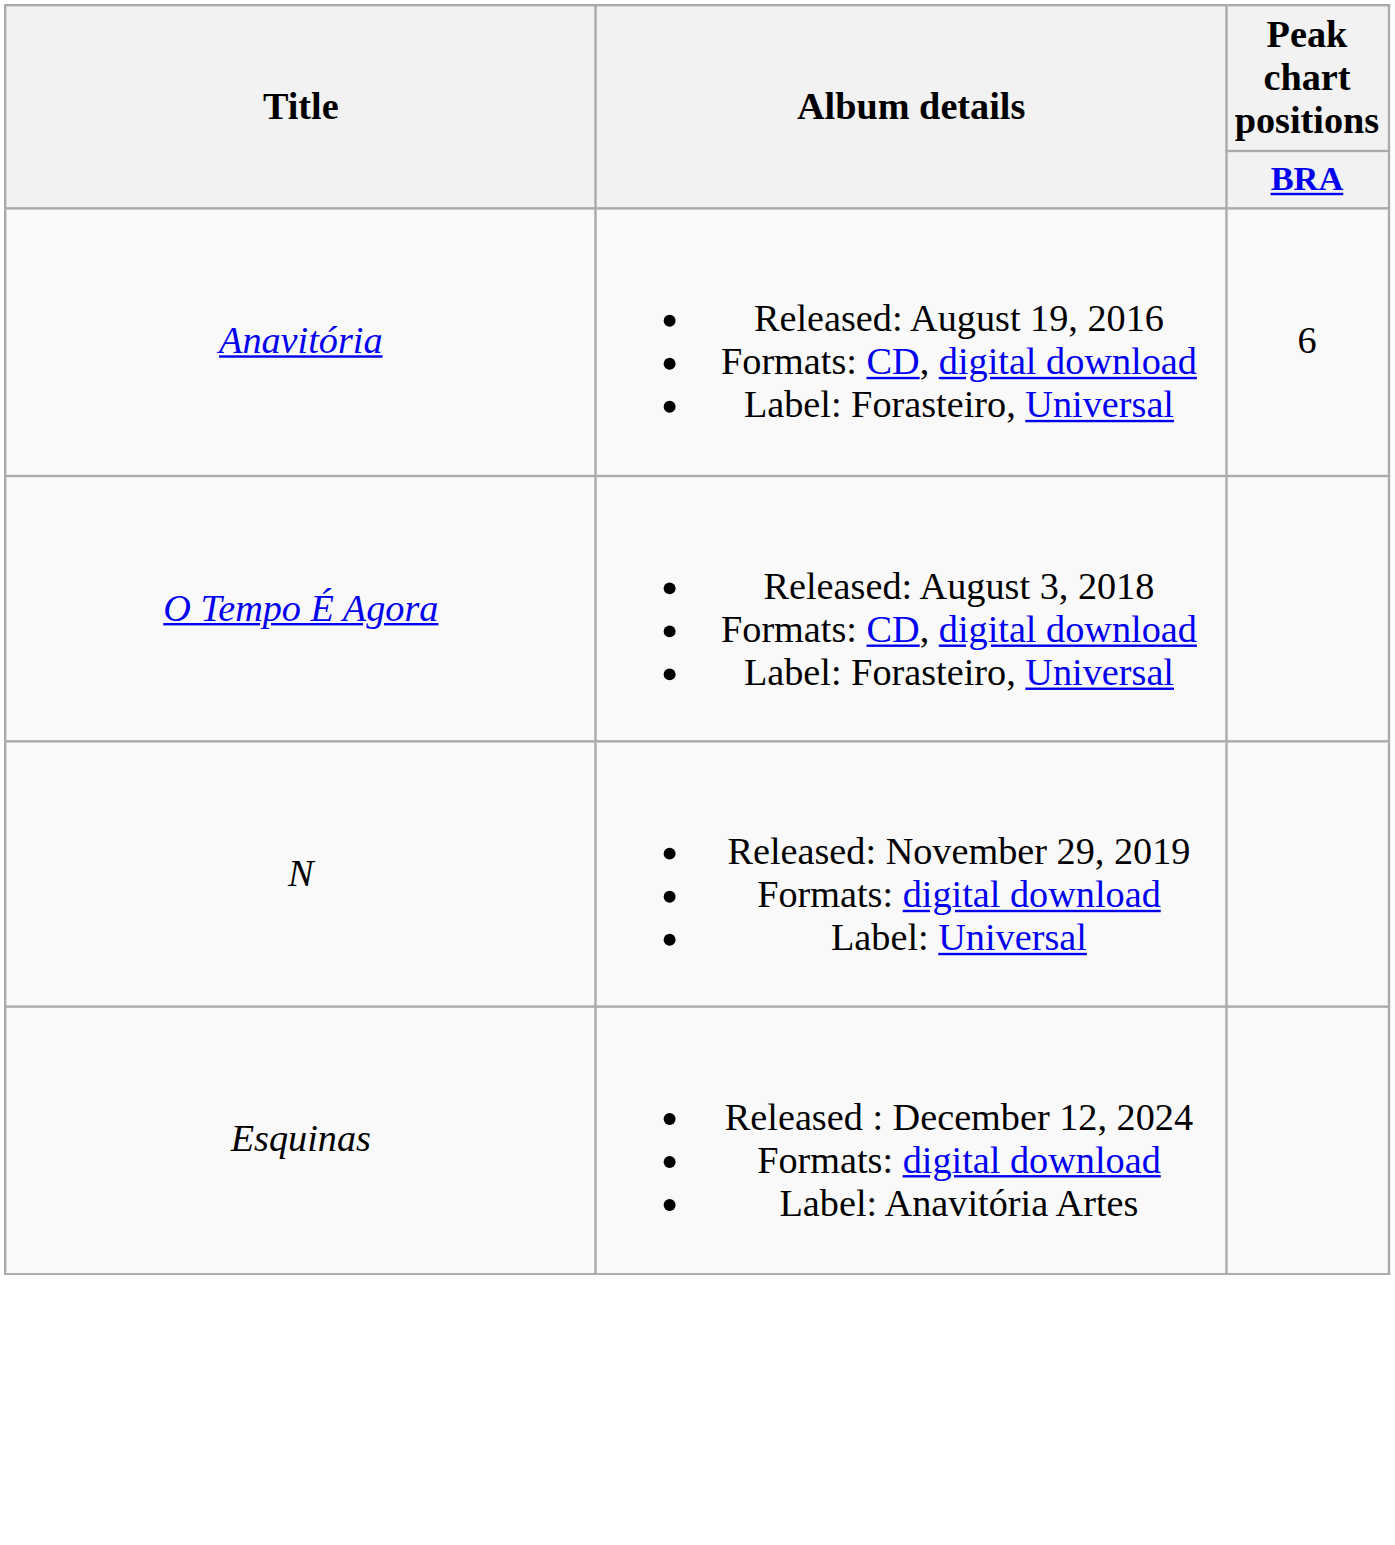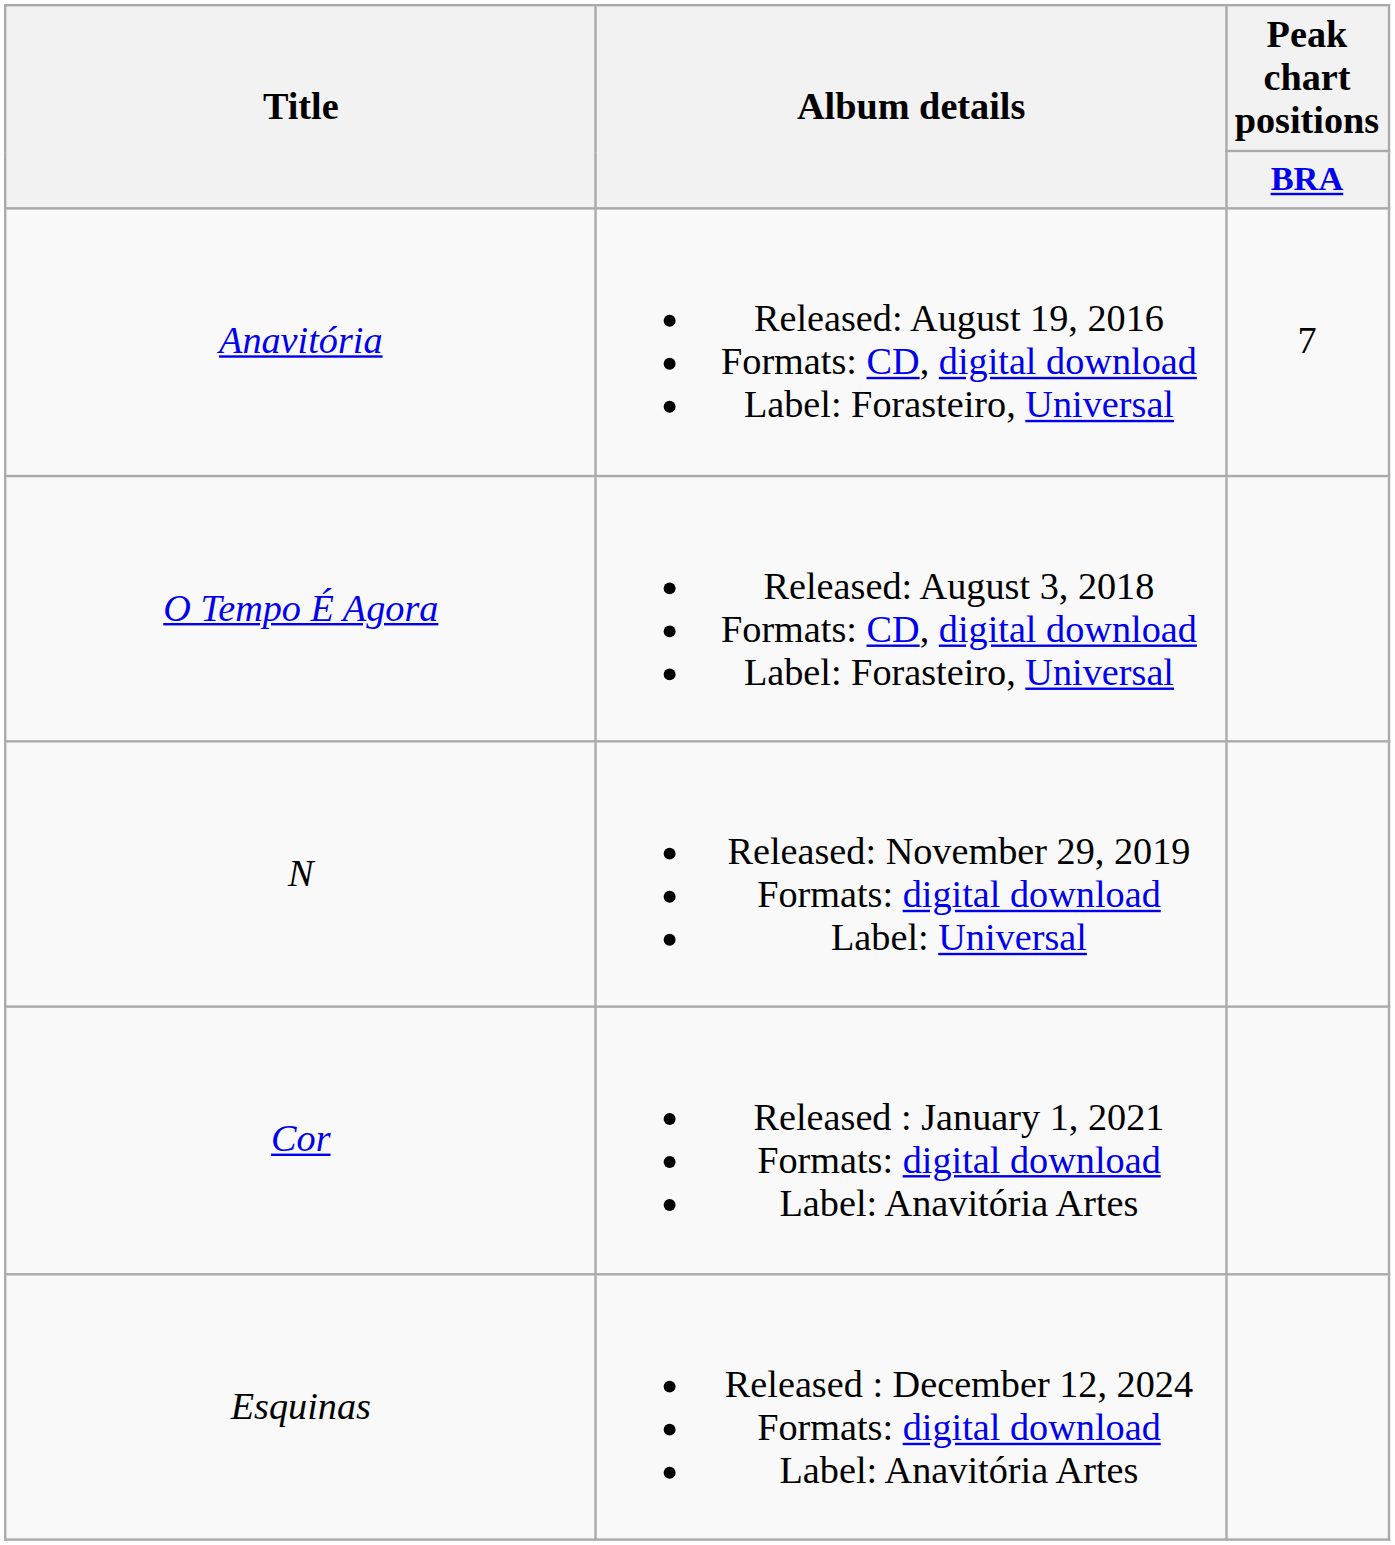(1307, 341) 6 -> (1307, 341) 7
+ row: (301, 1139)
